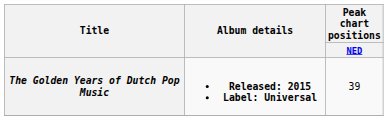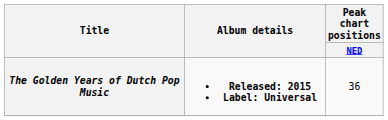(354, 86) 39 -> (354, 86) 36
